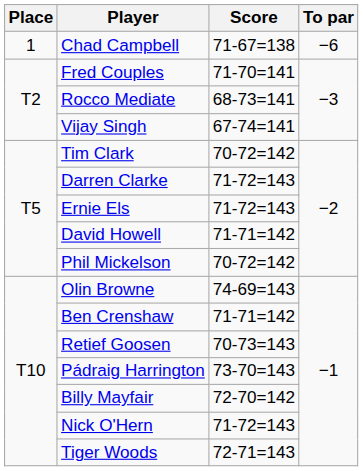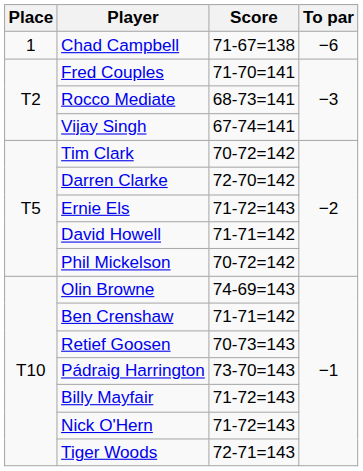(254, 180) 71-72=143 -> (254, 180) 72-70=142
(254, 398) 72-70=142 -> (254, 398) 71-72=143
